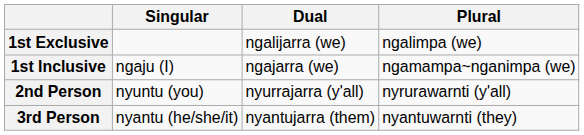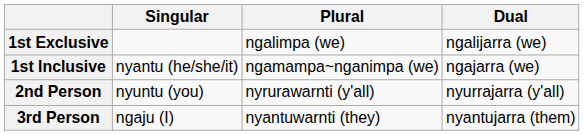columns swapped: (310, 17) <-> (479, 17)
(145, 67) ngaju (I) -> (177, 67) nyantu (he/she/it)
(177, 117) nyantu (he/she/it) -> (145, 117) ngaju (I)
